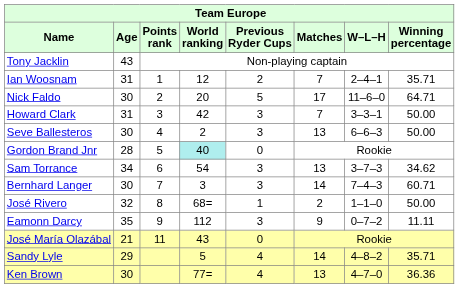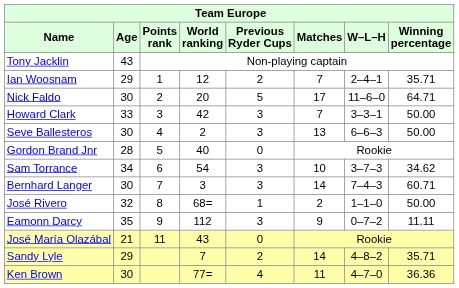(127, 79) 31 -> (127, 79) 29
(127, 114) 31 -> (127, 114) 33
(203, 150) paleturquoise background -> (203, 150) no background
(320, 168) 13 -> (320, 168) 10
(203, 256) 5 -> (203, 256) 7
(260, 256) 4 -> (260, 256) 2
(320, 274) 13 -> (320, 274) 11
